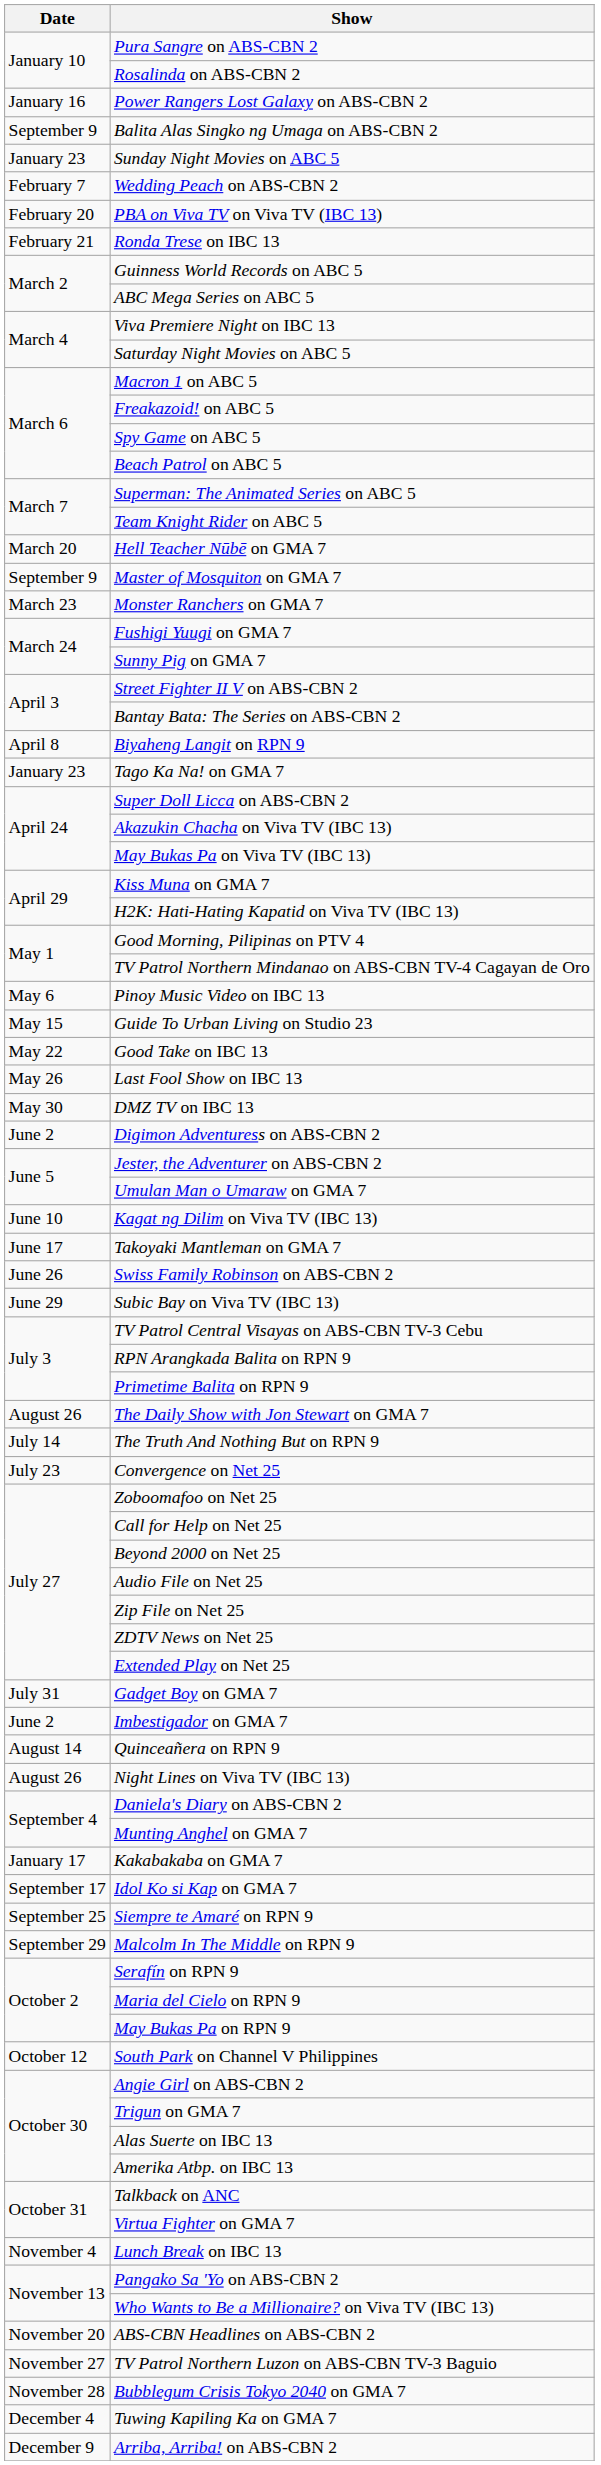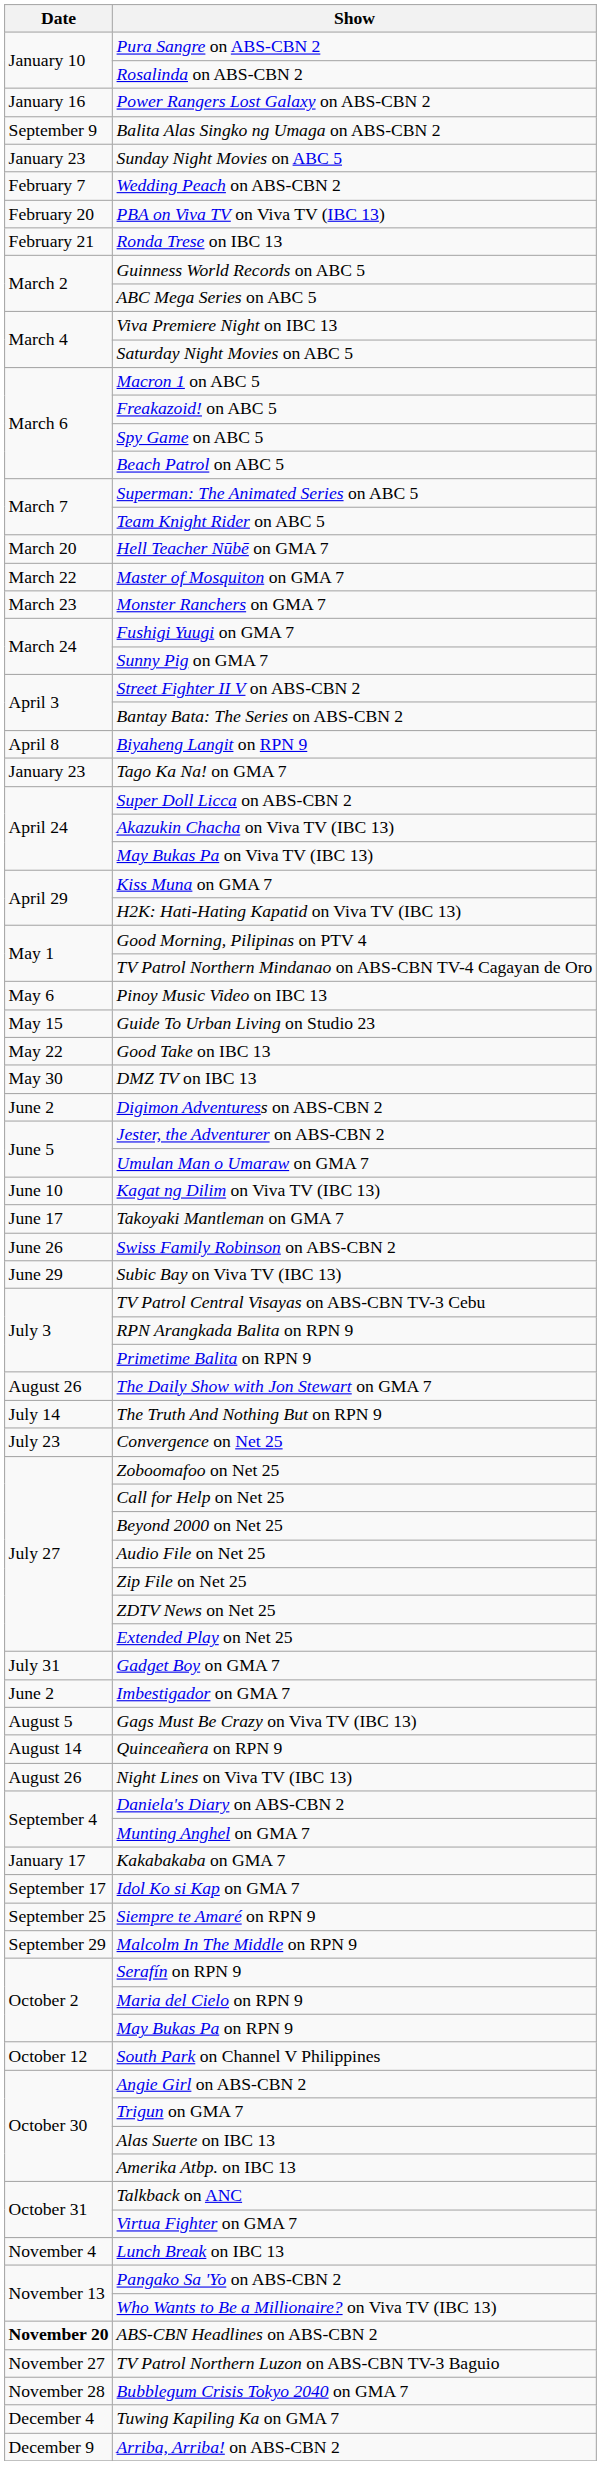(53, 576) September 9 -> (43, 576) March 22
- row: (208, 1079)
+ row: (267, 1721)
(57, 2335) normal -> (59, 2335) bold
